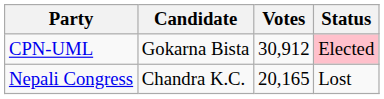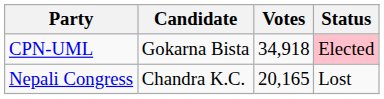(284, 49) 30,912 -> (284, 49) 34,918
